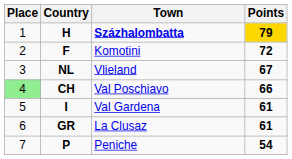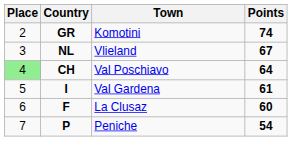- row: (139, 32)
(66, 51) F -> (66, 32) GR
(266, 51) 72 -> (266, 32) 74
(266, 88) 66 -> (266, 70) 64
(66, 126) GR -> (66, 107) F
(266, 126) 61 -> (266, 107) 60
